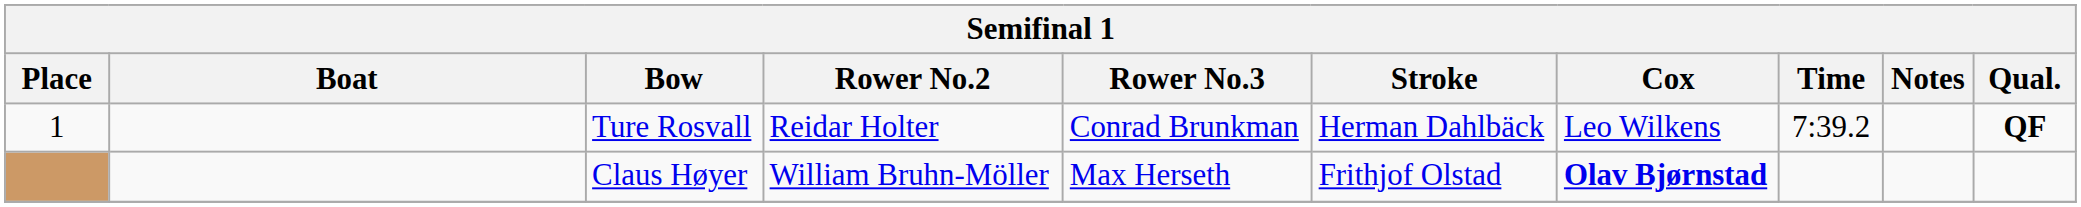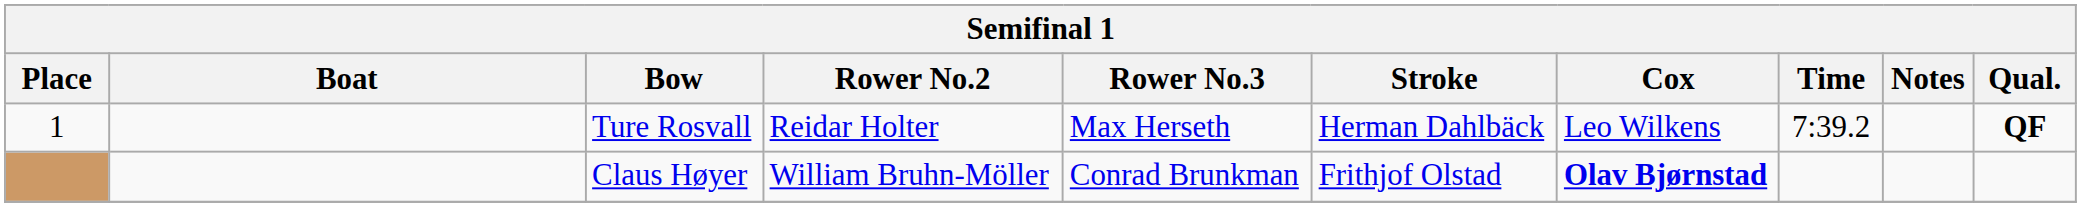(1184, 126) Conrad Brunkman -> (1150, 126) Max Herseth
(1150, 175) Max Herseth -> (1184, 175) Conrad Brunkman
